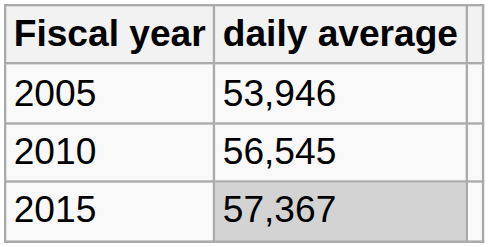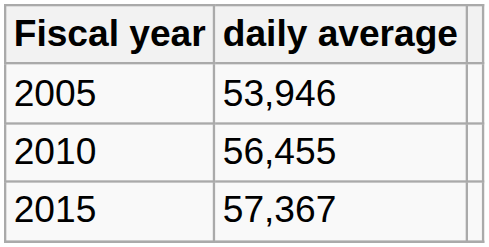(280, 151) 56,545 -> (280, 151) 56,455
(280, 210) lightgrey background -> (280, 210) no background
